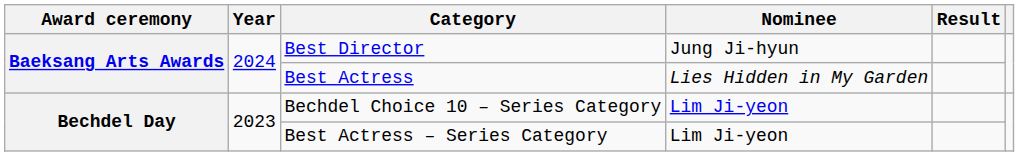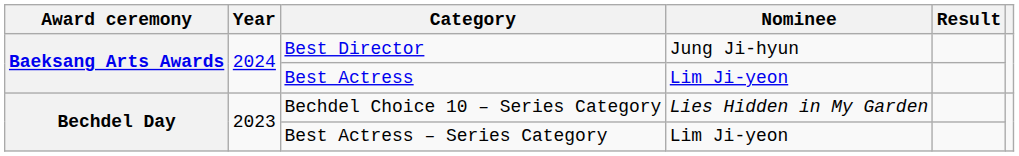(799, 78) Lies Hidden in My Garden -> (729, 78) Lim Ji-yeon
(729, 107) Lim Ji-yeon -> (799, 107) Lies Hidden in My Garden
